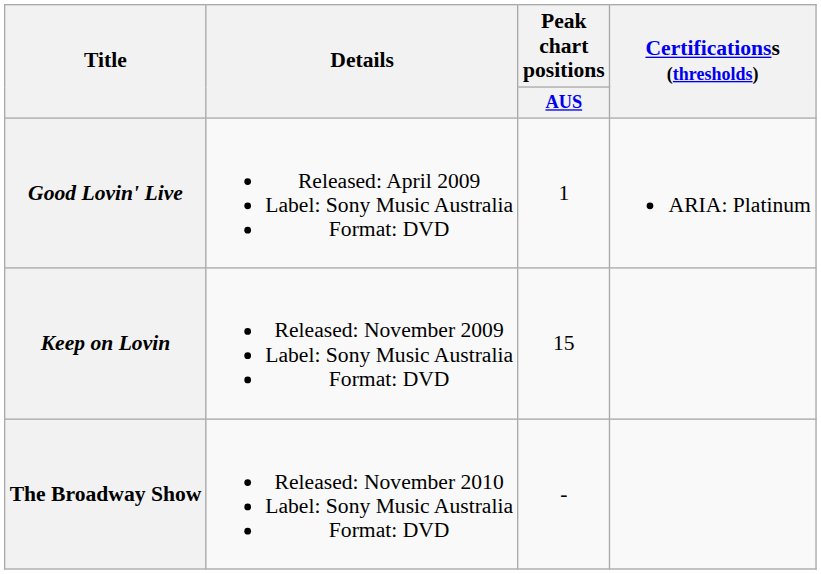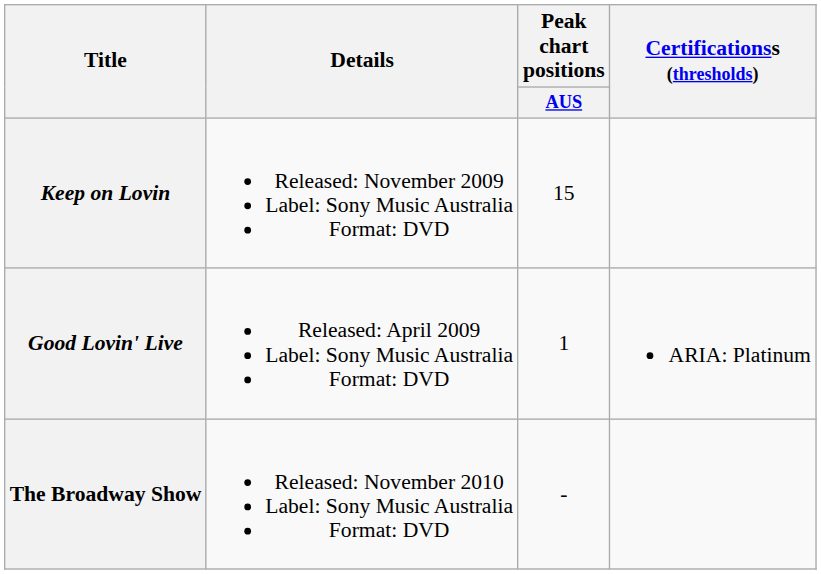rows swapped: (105, 192) <-> (105, 343)
